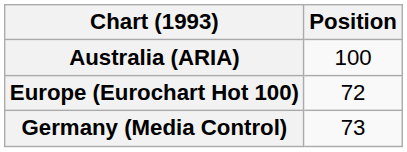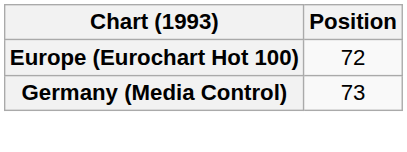- row: (154, 57)
